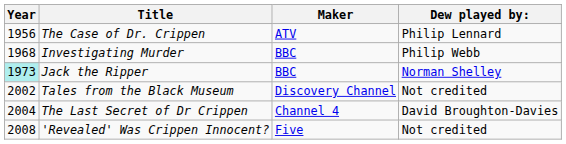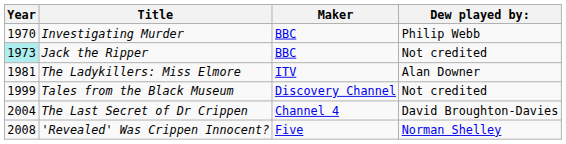- row: (123, 33)
(22, 53) 1968 -> (22, 33) 1970
(452, 72) Norman Shelley -> (444, 53) Not credited
+ row: (141, 72)
(22, 91) 2002 -> (22, 91) 1999
(444, 130) Not credited -> (452, 130) Norman Shelley
